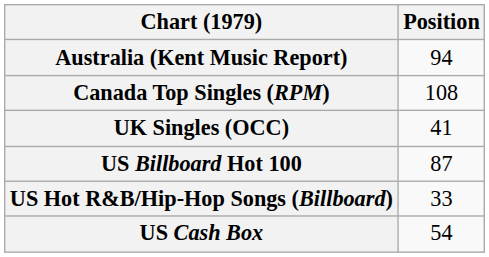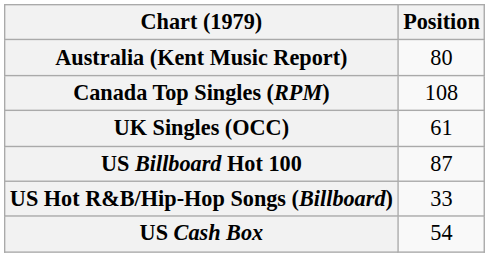(441, 57) 94 -> (441, 57) 80
(441, 127) 41 -> (441, 127) 61
